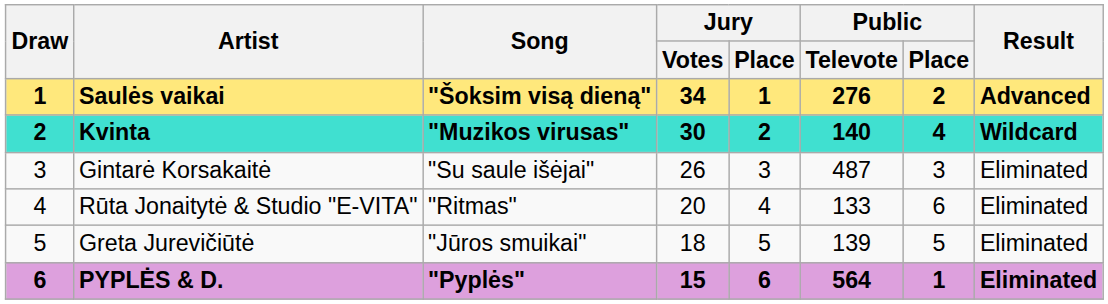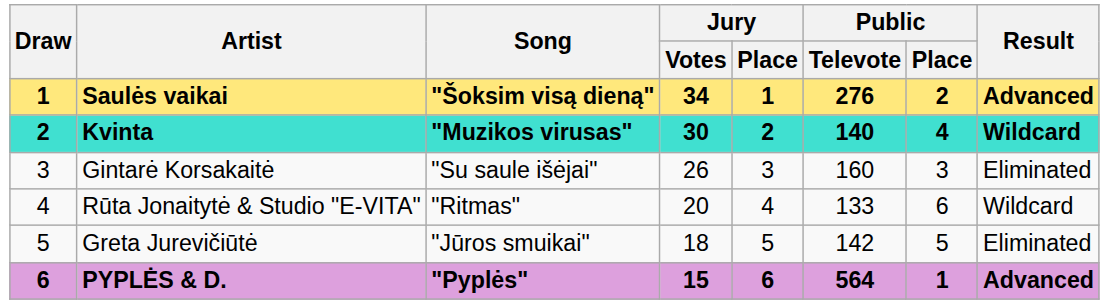(852, 170) 487 -> (855, 170) 160
(1034, 206) Eliminated -> (1028, 206) Wildcard
(852, 243) 139 -> (855, 243) 142
(1039, 280) Eliminated -> (1039, 280) Advanced
